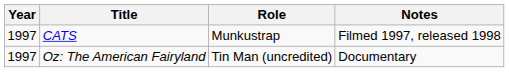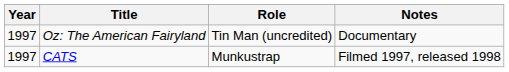rows swapped: (124, 56) <-> (60, 35)
